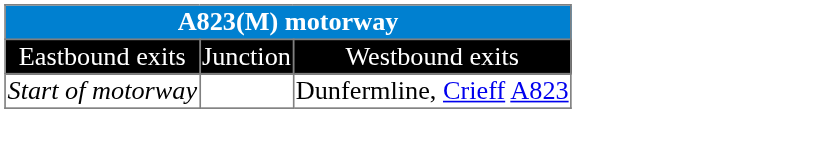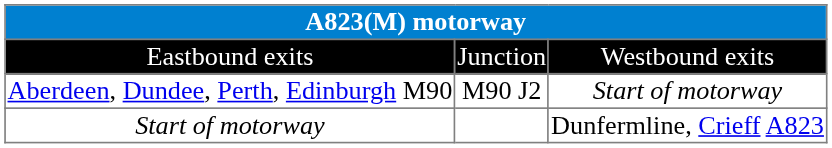+ row: (230, 90)
